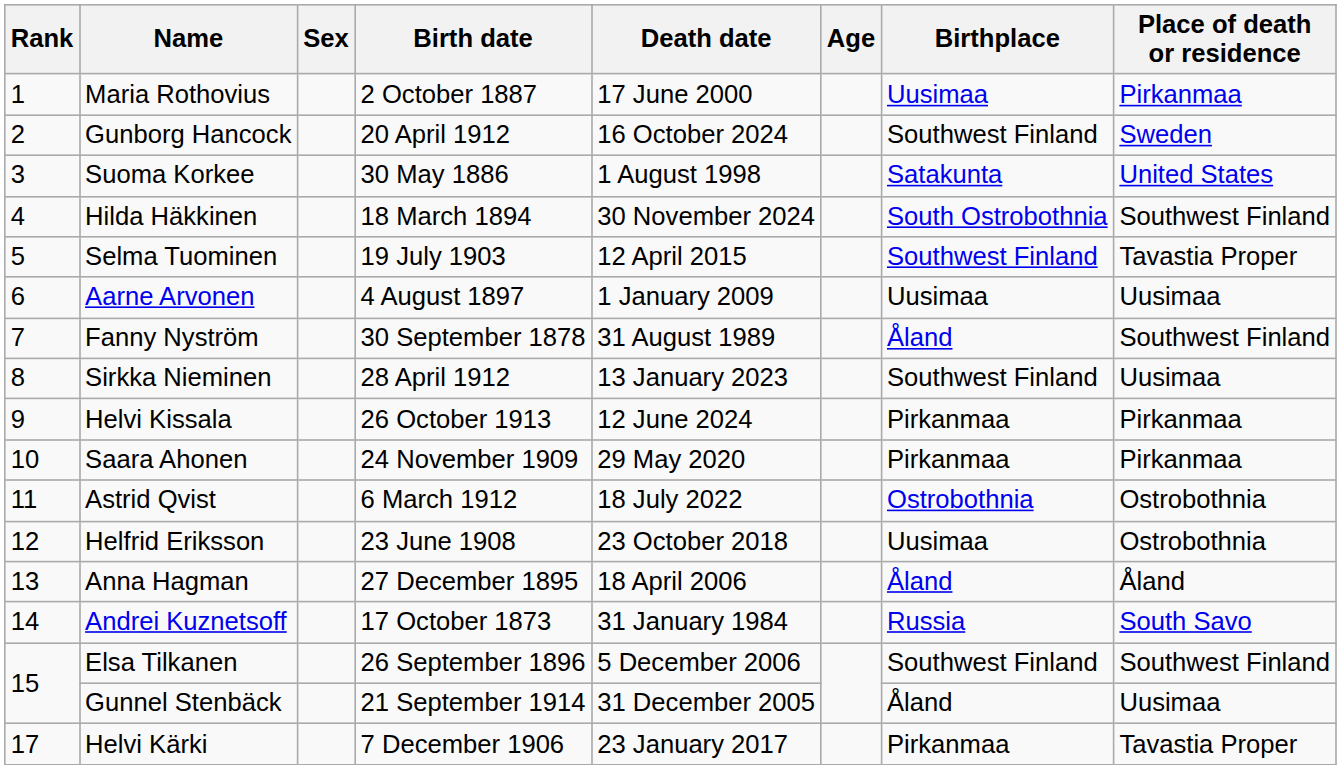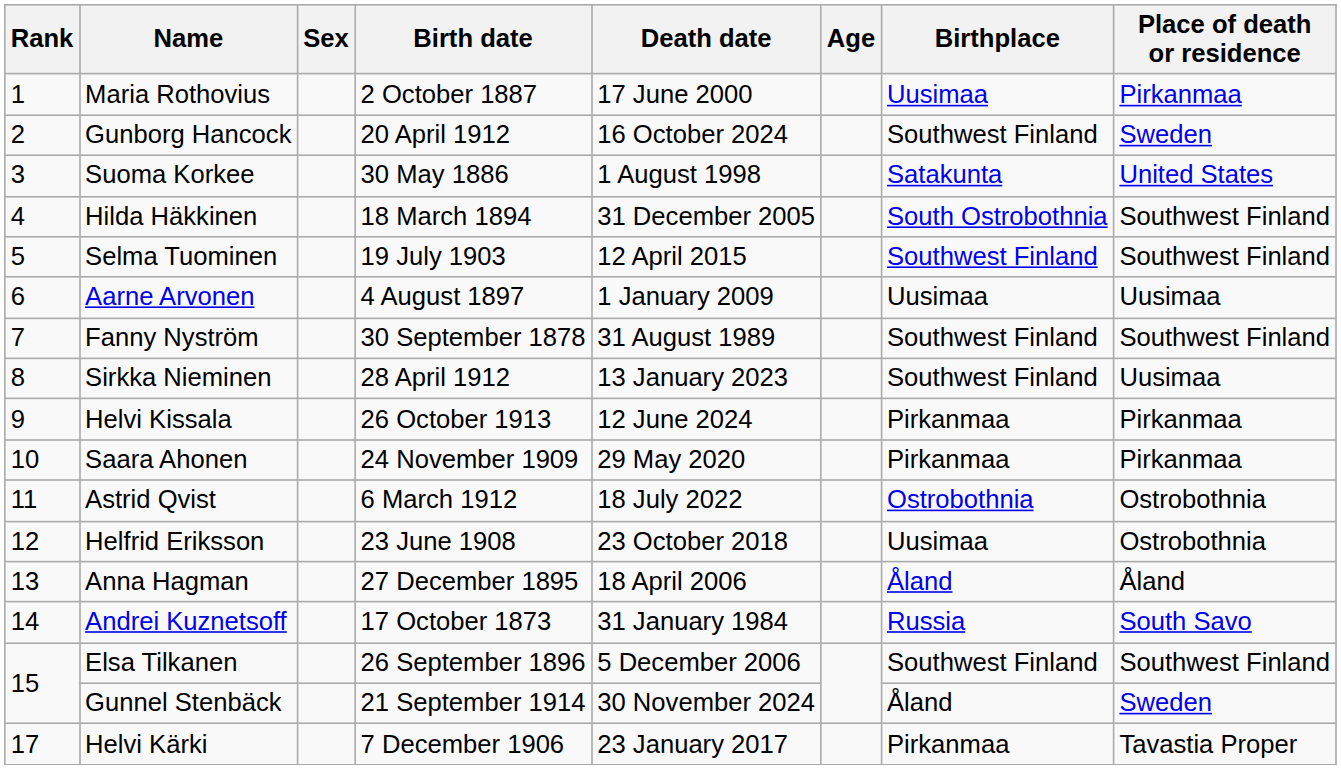(706, 216) 30 November 2024 -> (706, 216) 31 December 2005
(1208, 256) Tavastia Proper -> (1225, 256) Southwest Finland
(920, 337) Åland -> (992, 337) Southwest Finland
(706, 703) 31 December 2005 -> (706, 703) 30 November 2024
(1170, 703) Uusimaa -> (1166, 703) Sweden
